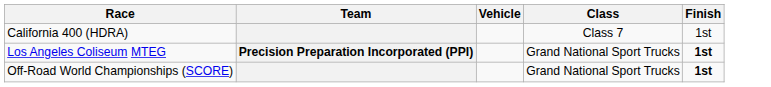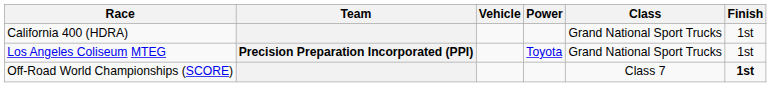+ column: (545, 14)
(603, 33) Class 7 -> (645, 33) Grand National Sport Trucks
(703, 52) bold -> (745, 52) normal
(603, 71) Grand National Sport Trucks -> (645, 71) Class 7
